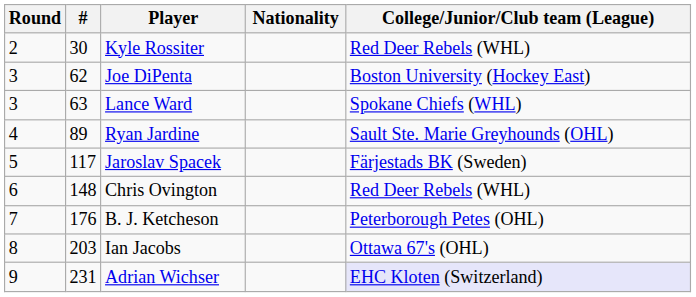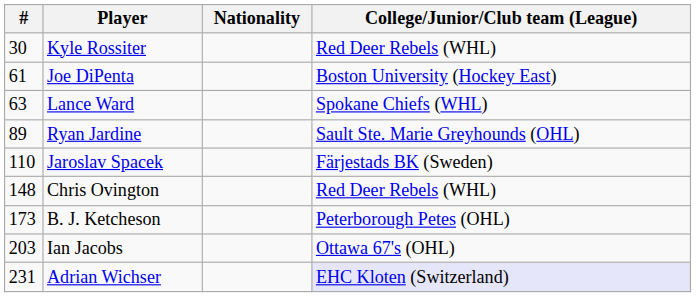- column: (35, 18)
(79, 76) 62 -> (18, 76) 61
(83, 162) 117 -> (22, 162) 110
(83, 219) 176 -> (22, 219) 173
